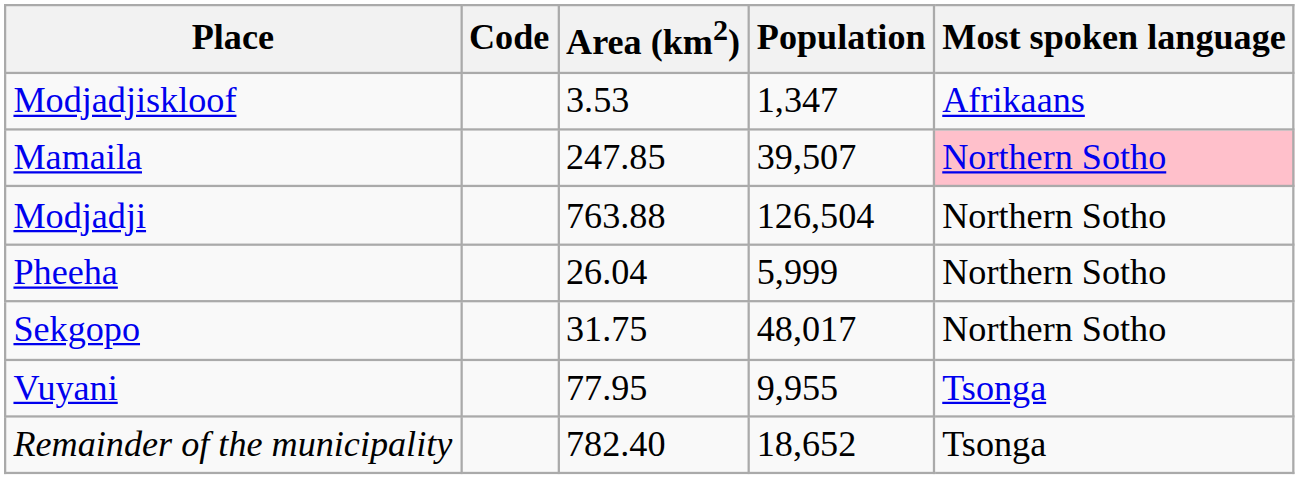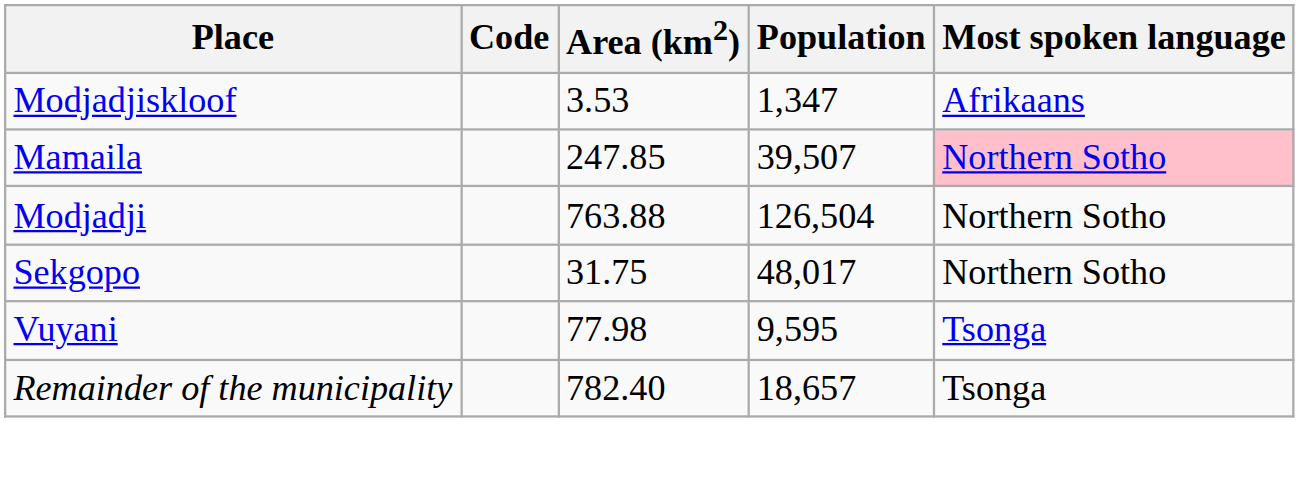- row: (66, 272)
(607, 387) 77.95 -> (607, 329) 77.98
(797, 387) 9,955 -> (797, 329) 9,595
(807, 444) 18,652 -> (807, 387) 18,657
